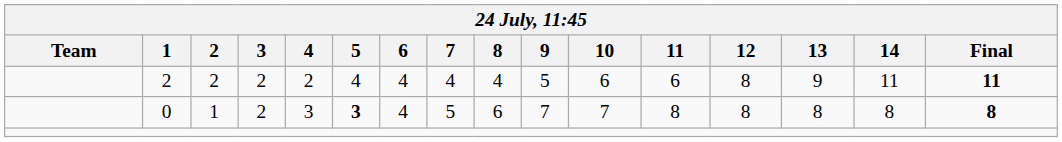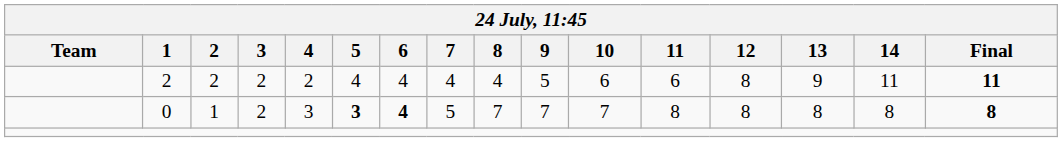(403, 111) normal -> (403, 111) bold
(498, 111) 6 -> (498, 111) 7
